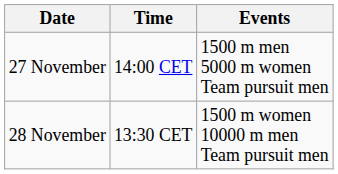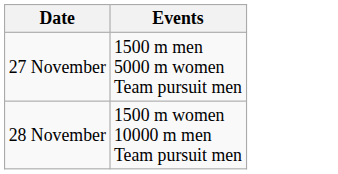- column: (153, 18)
